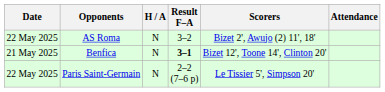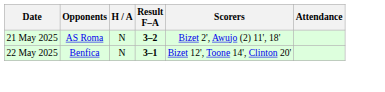(32, 38) 22 May 2025 -> (32, 38) 21 May 2025
(184, 38) normal -> (150, 38) bold
(32, 53) 21 May 2025 -> (32, 53) 22 May 2025
- row: (101, 73)
